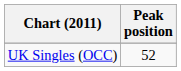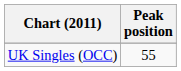(148, 54) 52 -> (148, 54) 55
